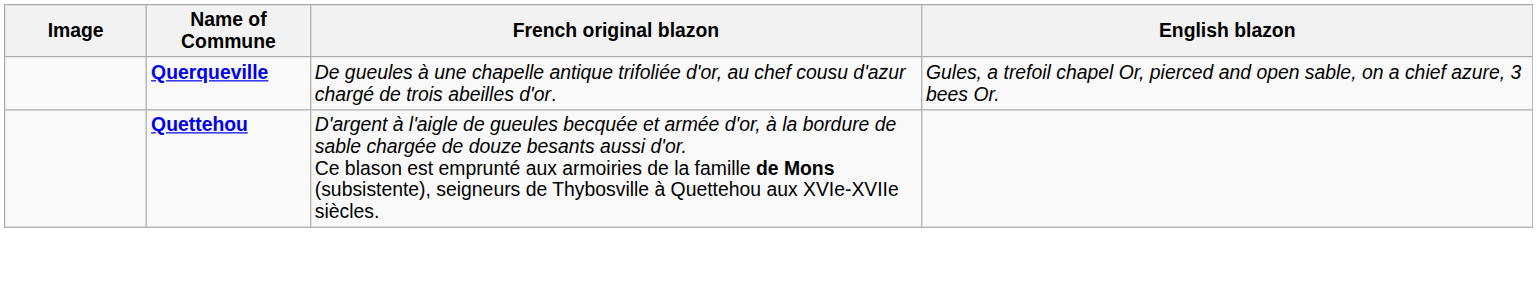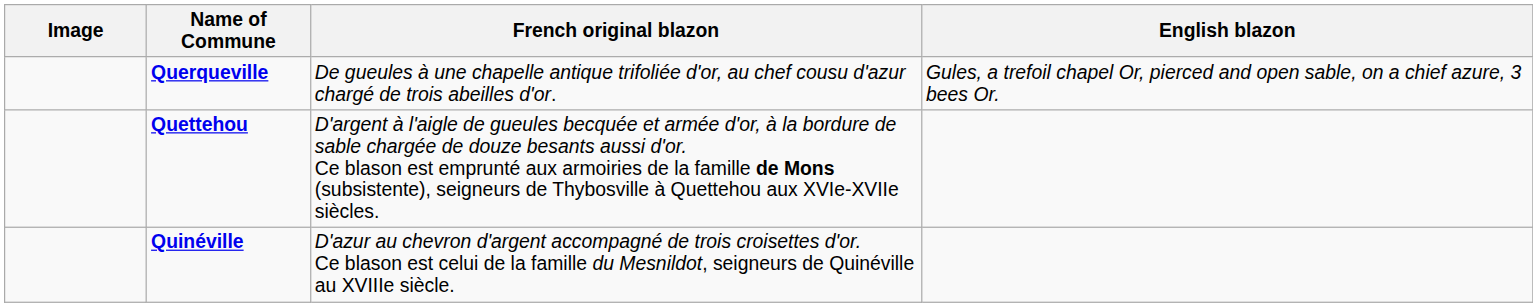+ row: (197, 242)
